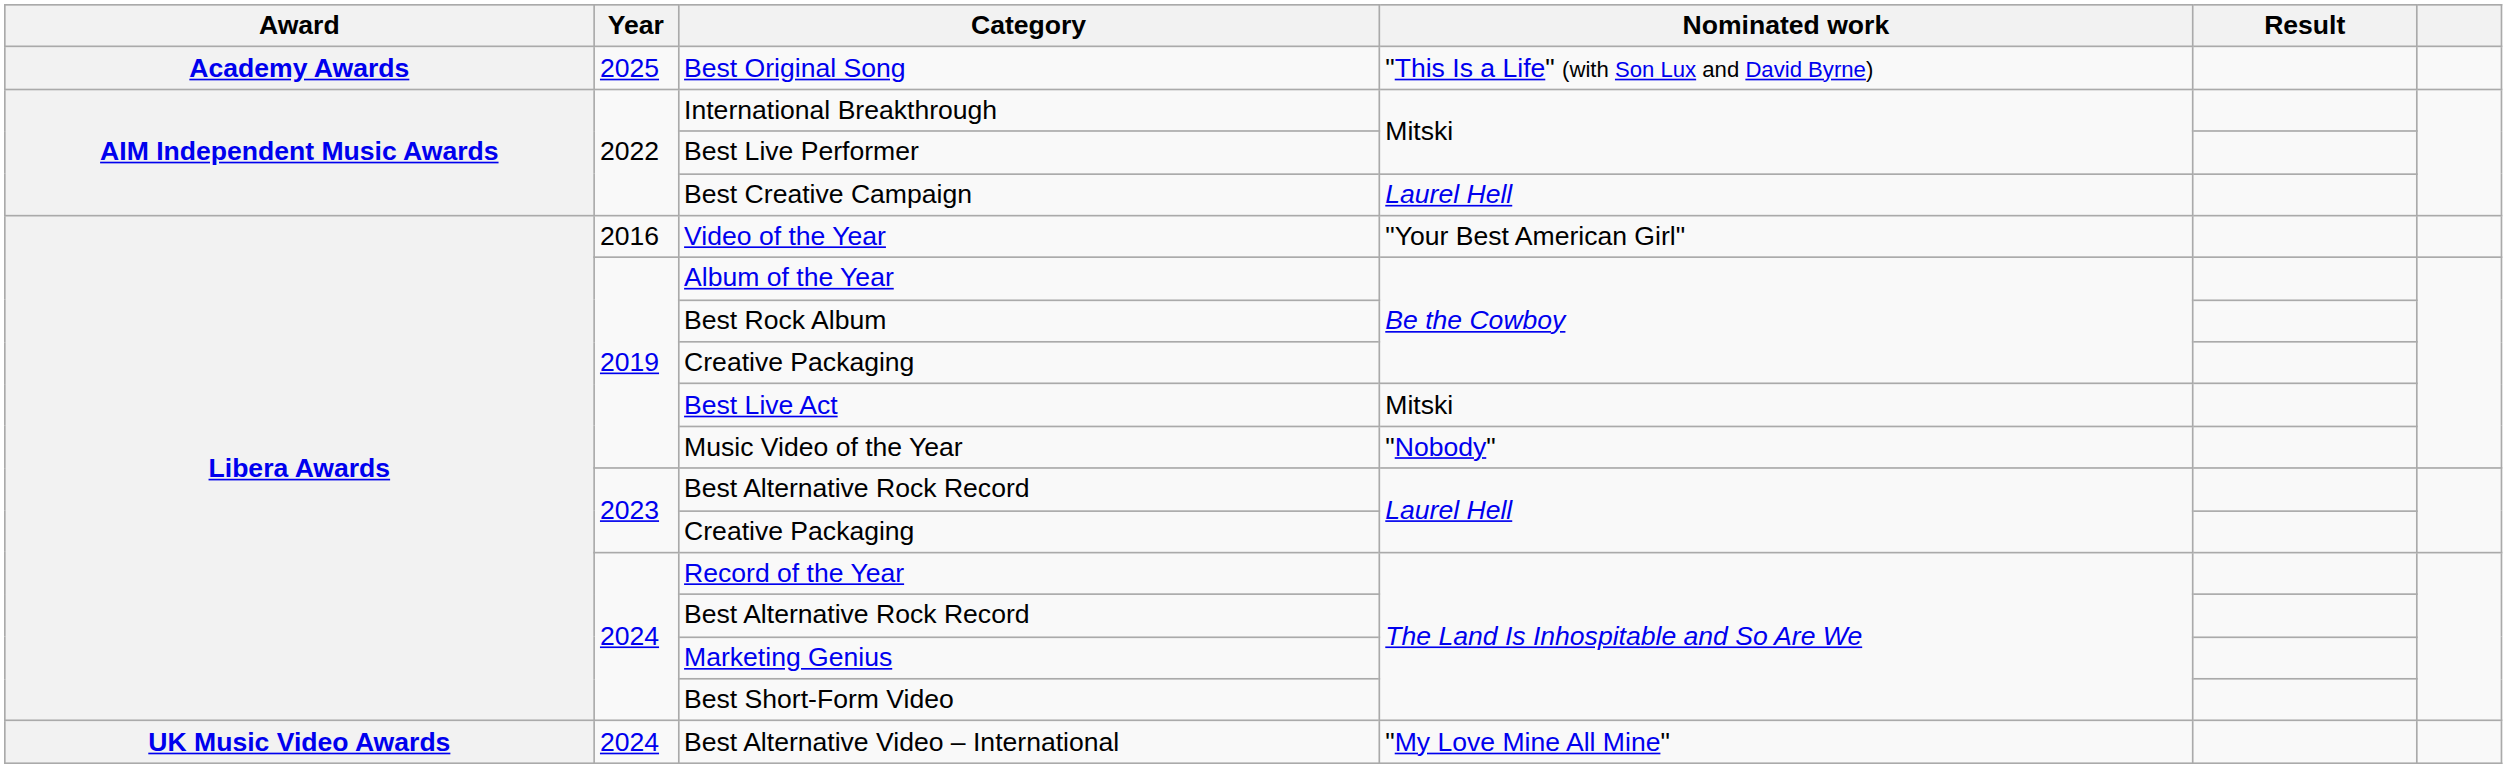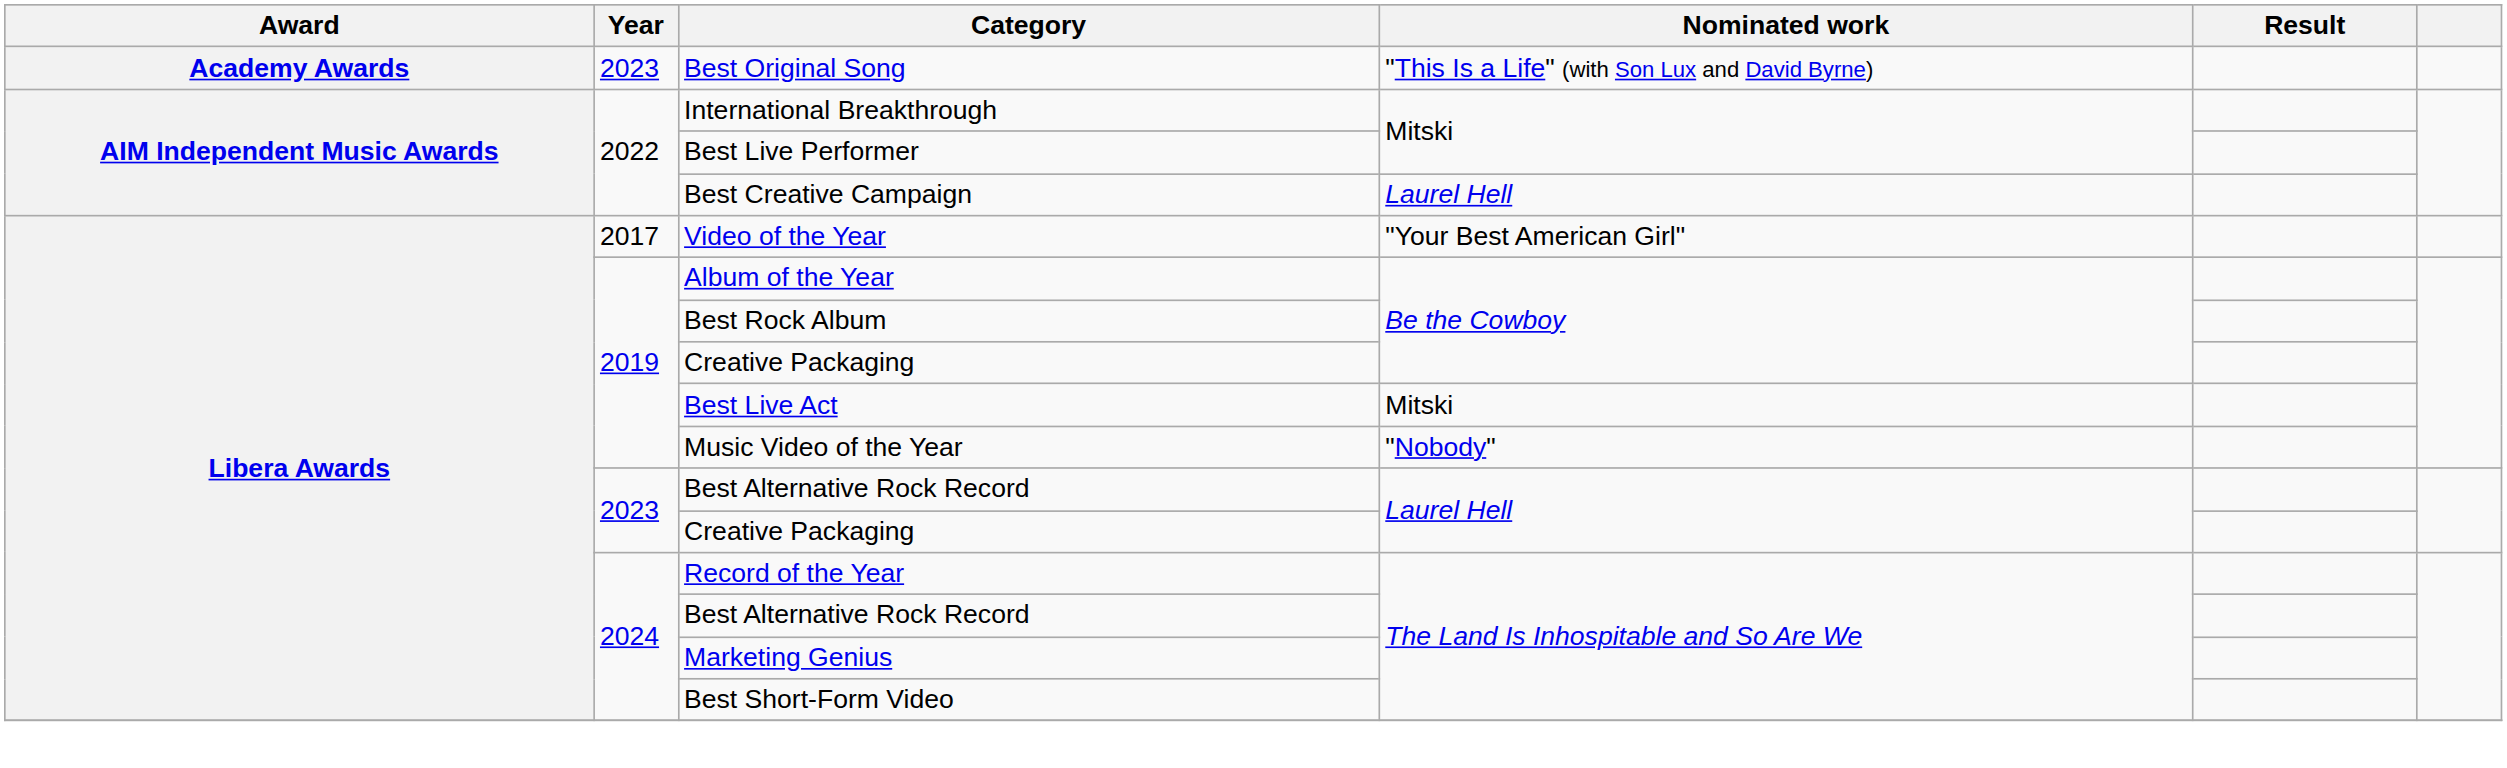(630, 67) 2025 -> (630, 67) 2023
(630, 236) 2016 -> (630, 236) 2017
- row: (902, 741)
